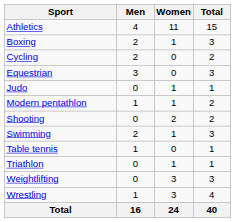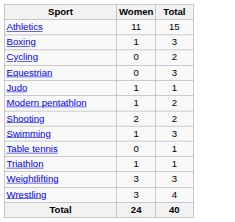- column: (135, 12)
